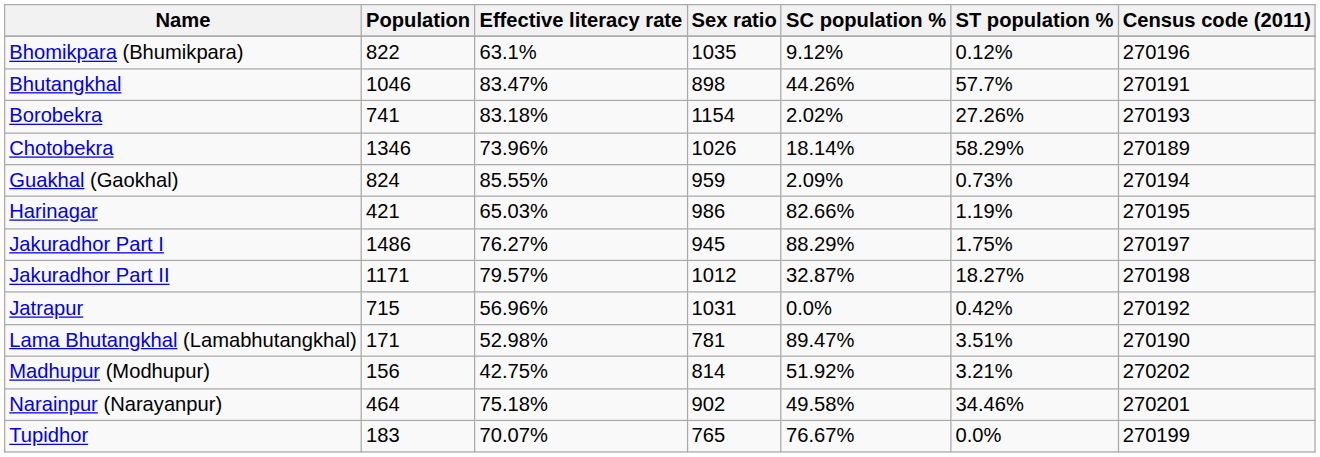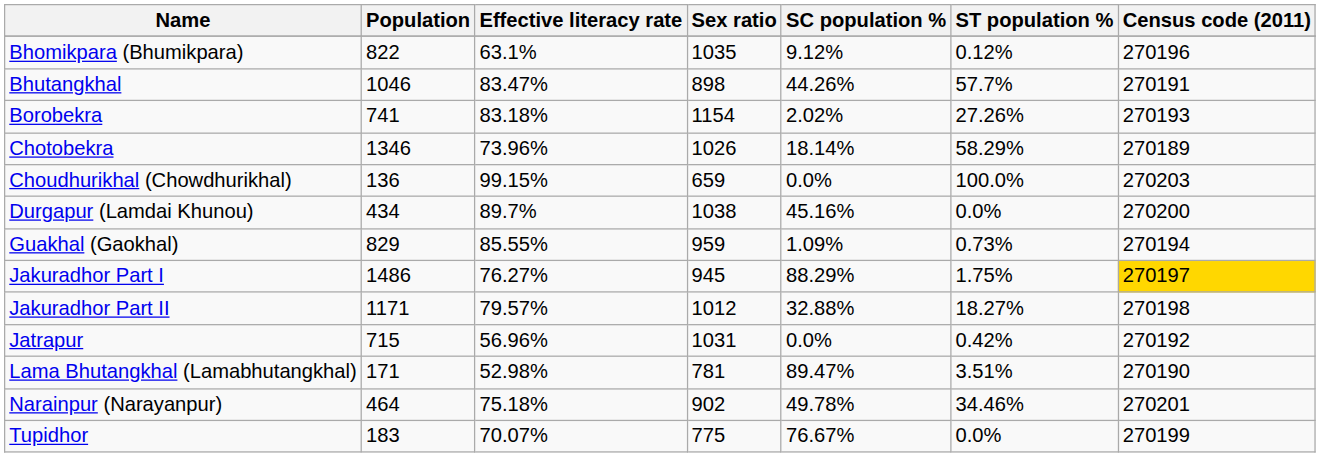+ row: (150, 180)
+ row: (131, 212)
(383, 180) 824 -> (383, 244) 829
(815, 180) 2.09% -> (815, 244) 1.09%
- row: (54, 212)
(1156, 244) no background -> (1156, 276) gold background
(820, 276) 32.87% -> (820, 308) 32.88%
- row: (110, 372)
(820, 404) 49.58% -> (820, 404) 49.78%
(708, 436) 765 -> (708, 436) 775
